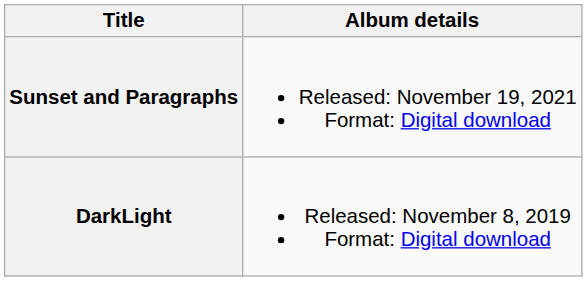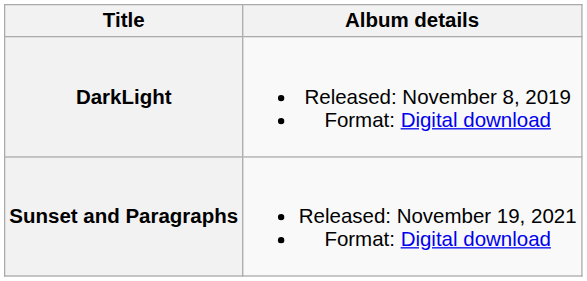rows swapped: (124, 216) <-> (124, 96)
